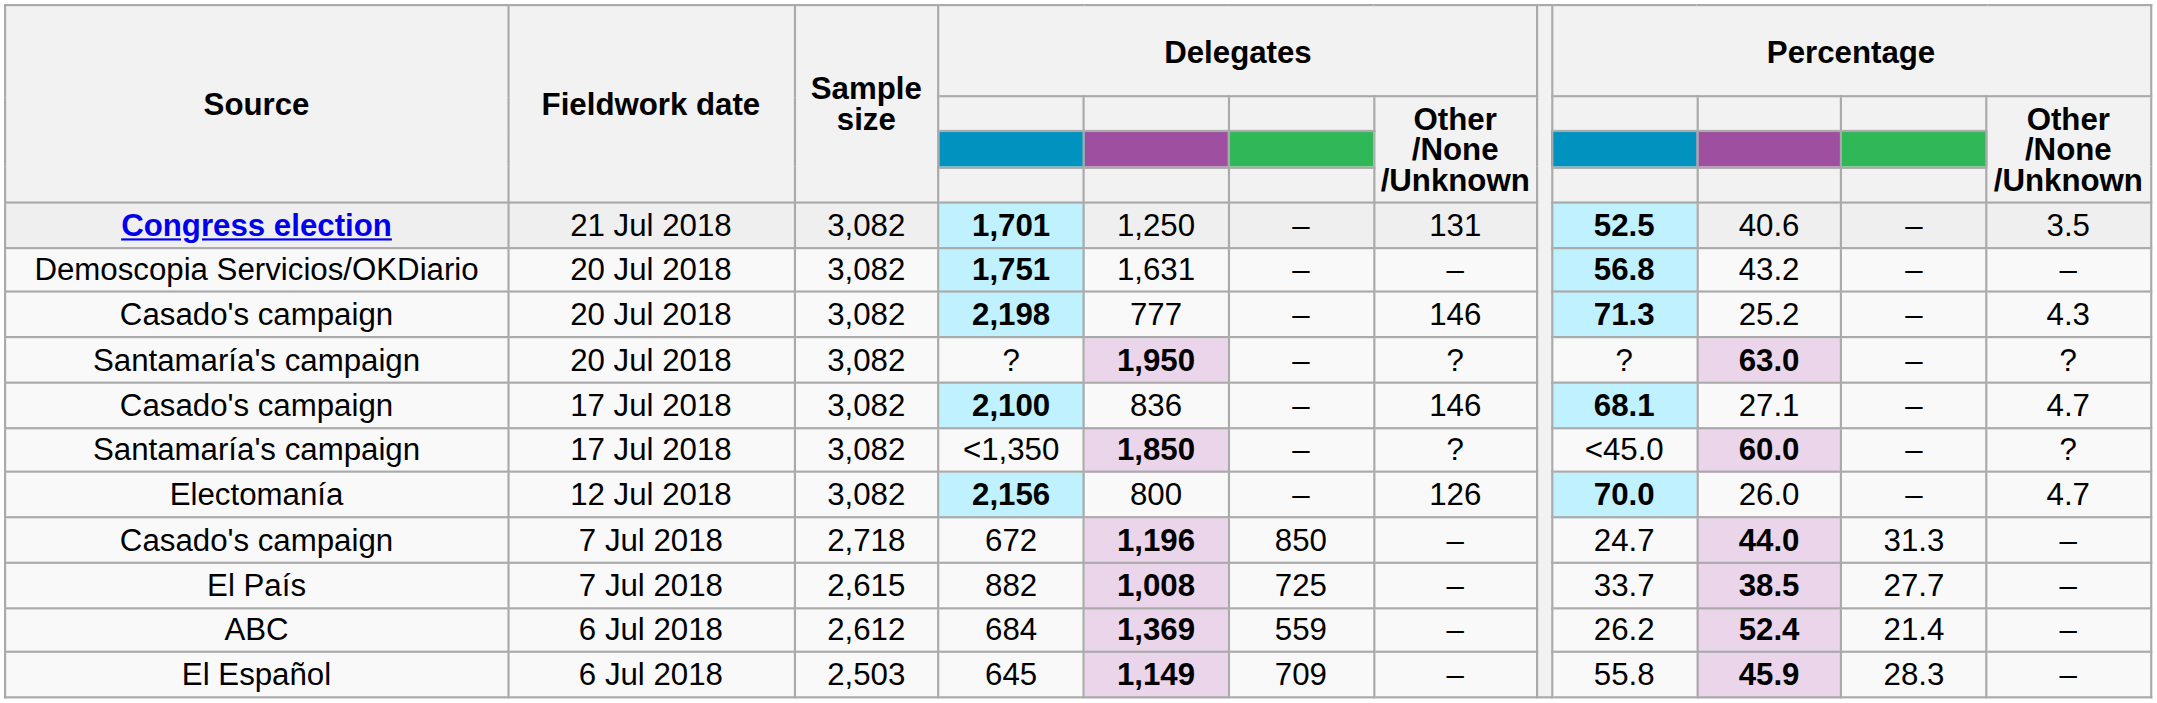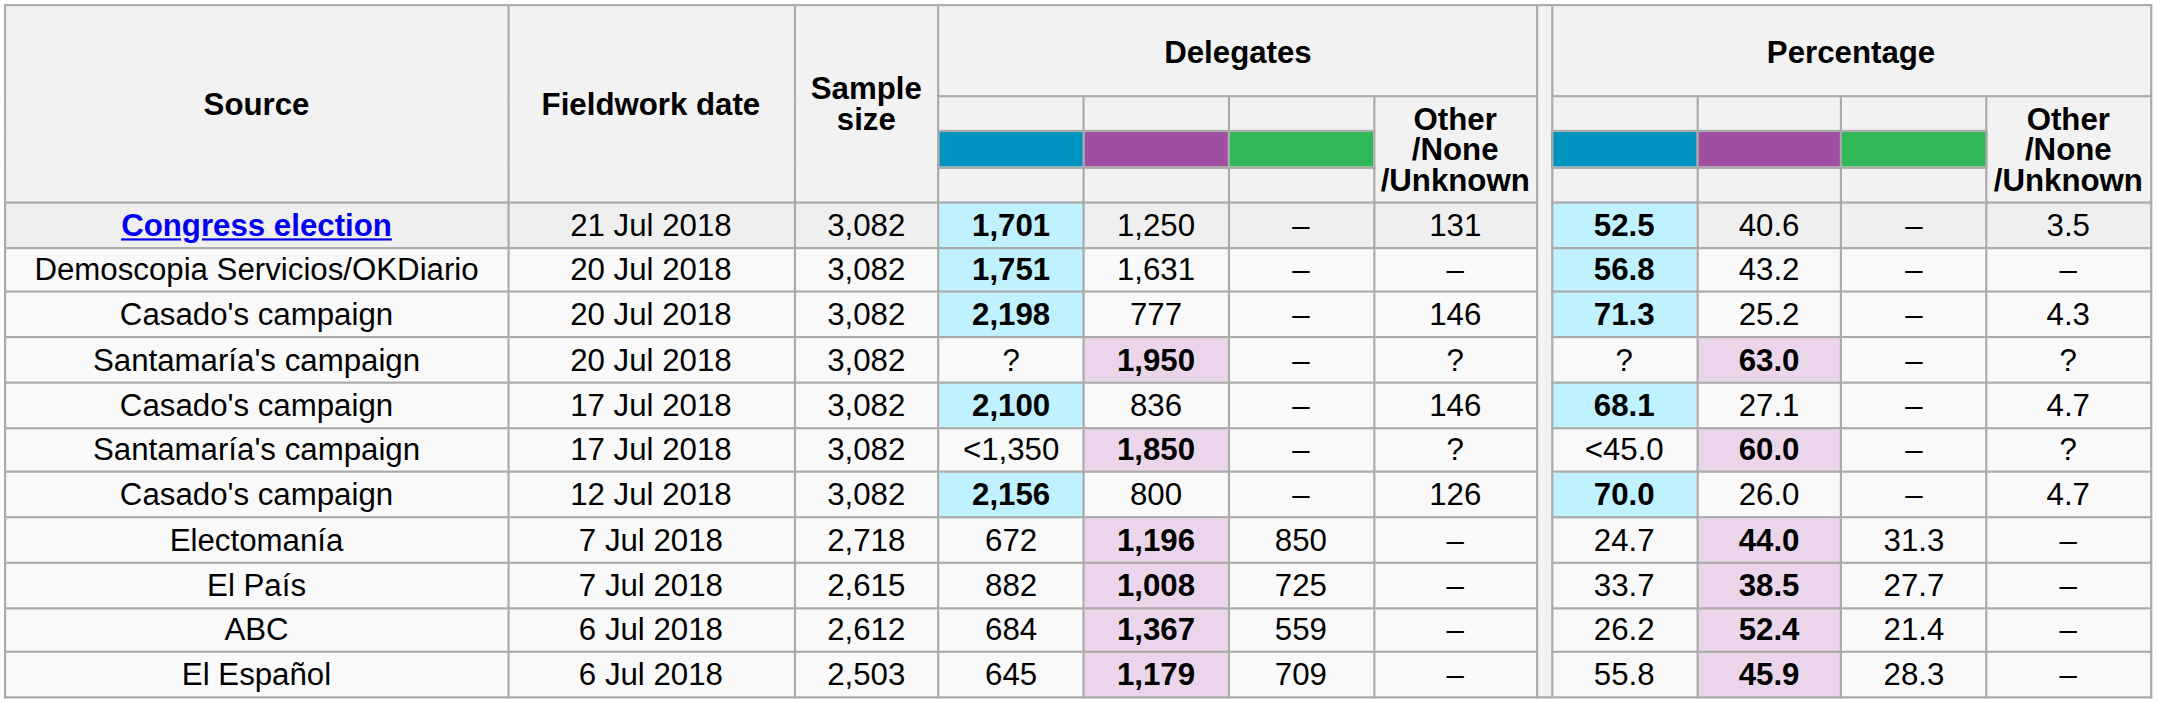(257, 495) Electomanía -> (257, 495) Casado's campaign
(257, 540) Casado's campaign -> (257, 540) Electomanía
(1156, 630) 1,369 -> (1156, 630) 1,367
(1156, 675) 1,149 -> (1156, 675) 1,179
